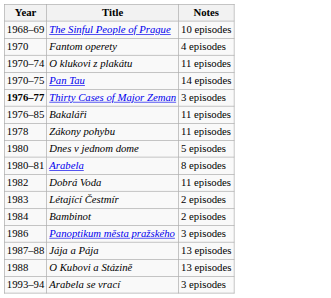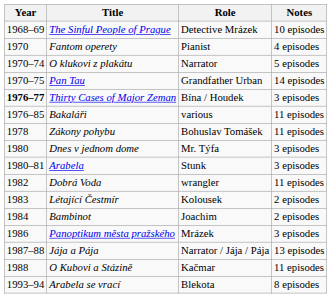+ column: (225, 13)
(206, 64) 11 episodes -> (297, 64) 5 episodes
(204, 149) 5 episodes -> (297, 149) 3 episodes
(204, 166) 8 episodes -> (297, 166) 3 episodes
(206, 268) 13 episodes -> (299, 268) 11 episodes
(204, 285) 3 episodes -> (297, 285) 8 episodes
